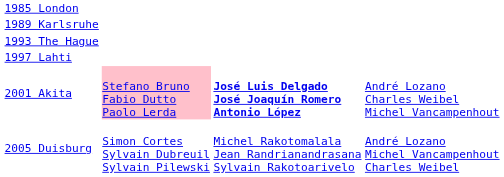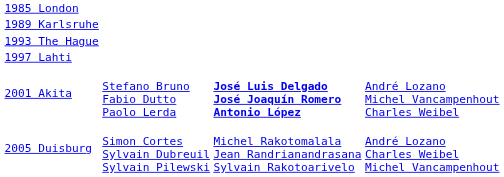(146, 99) pink background -> (146, 99) no background
(432, 99) André Lozano Charles Weibel Michel Vancampenhout -> (432, 99) André Lozano Michel Vancampenhout Charles Weibel
(432, 154) André Lozano Michel Vancampenhout Charles Weibel -> (432, 154) André Lozano Charles Weibel Michel Vancampenhout
